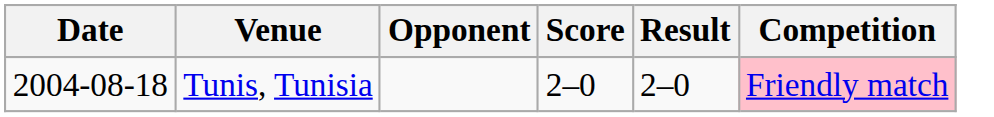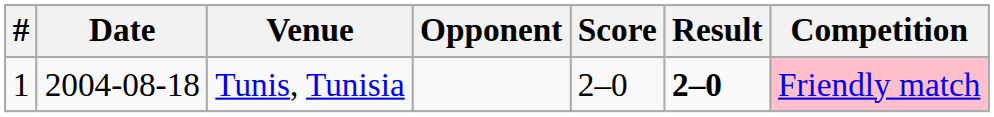+ column: (21, 30)
(665, 83) normal -> (697, 83) bold
